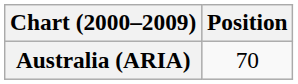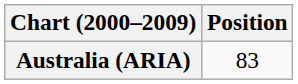(247, 60) 70 -> (247, 60) 83
